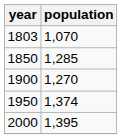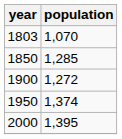(61, 79) 1,270 -> (61, 79) 1,272
